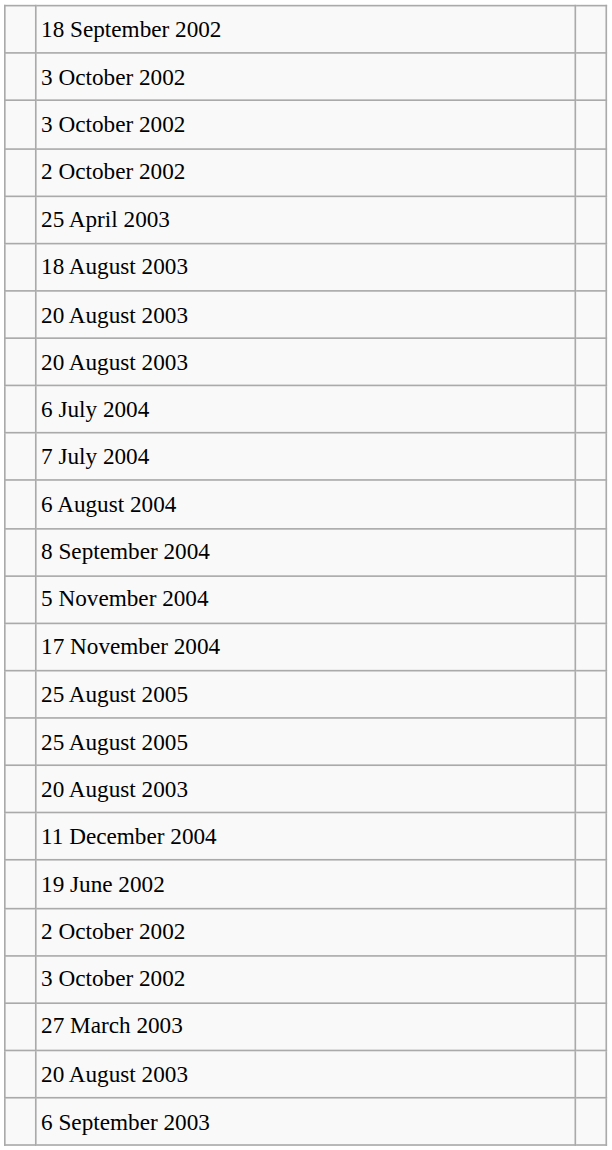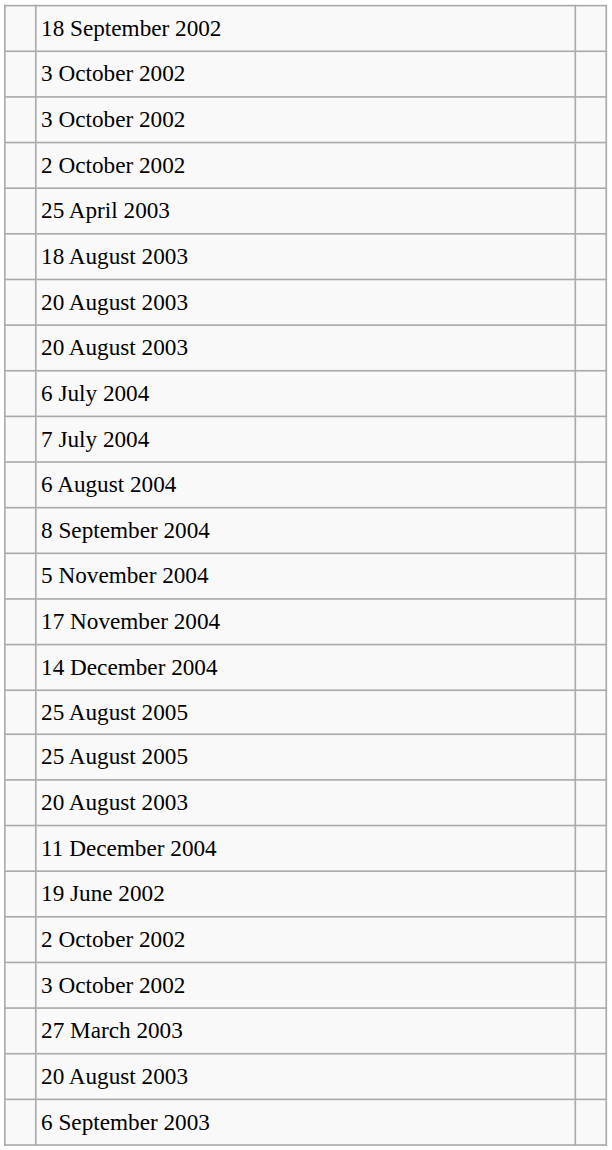+ row: (20, 667)
